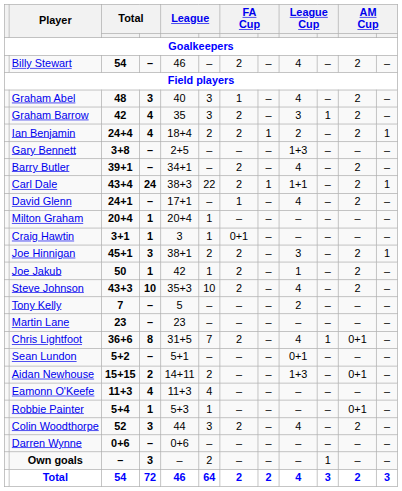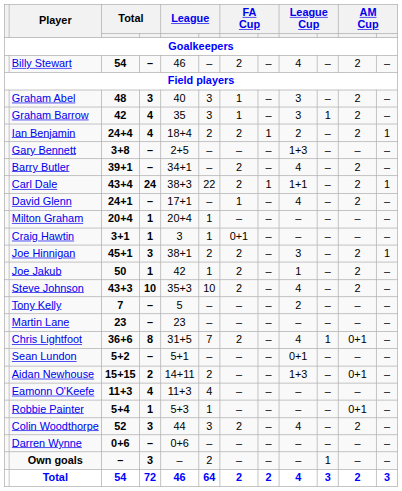(298, 98) 4 -> (298, 98) 3
(239, 115) 2 -> (239, 115) 1
